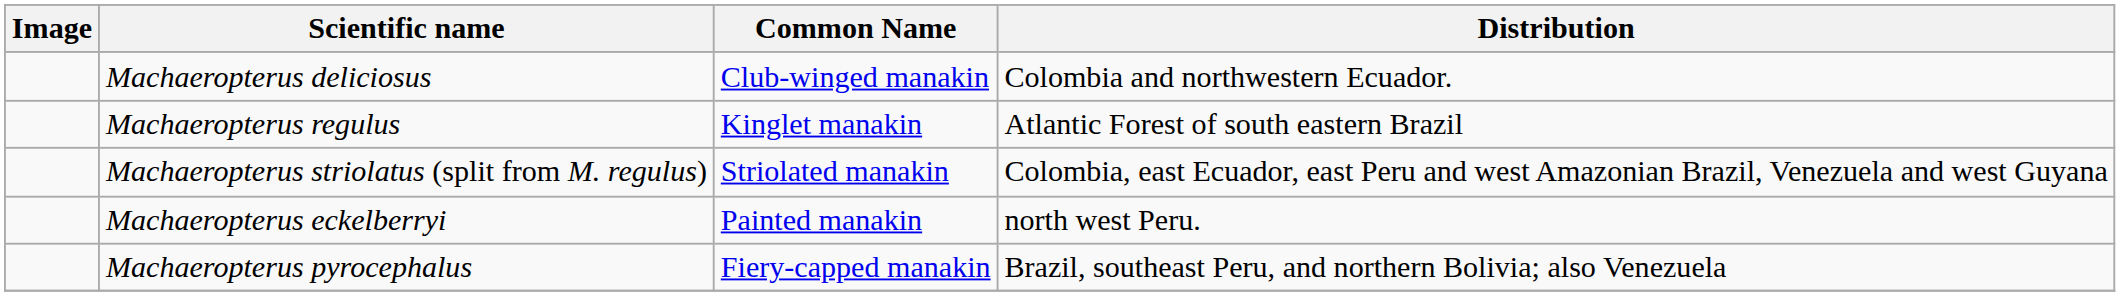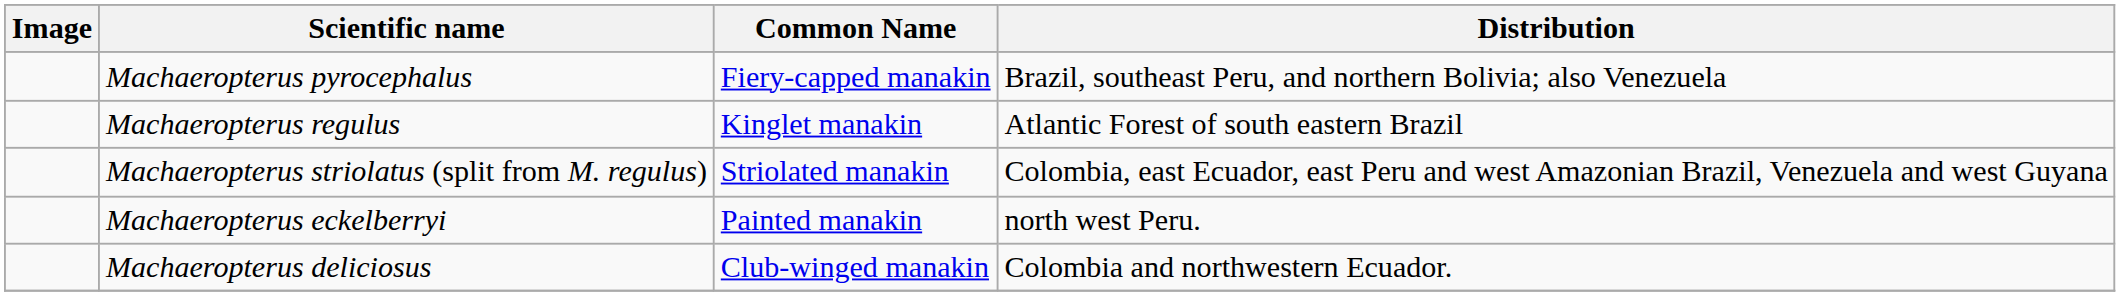rows swapped: (269, 76) <-> (289, 266)
